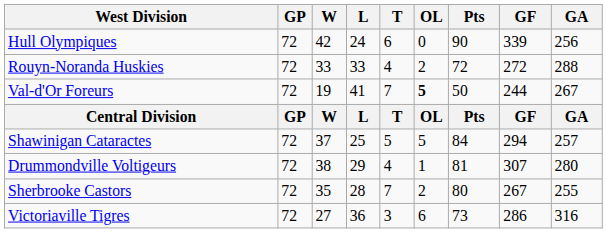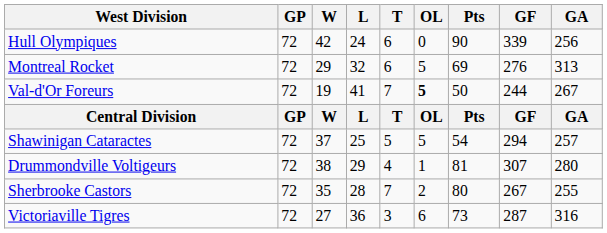- row: (86, 66)
+ row: (61, 66)
(460, 141) 84 -> (460, 141) 54
(515, 215) 286 -> (515, 215) 287
